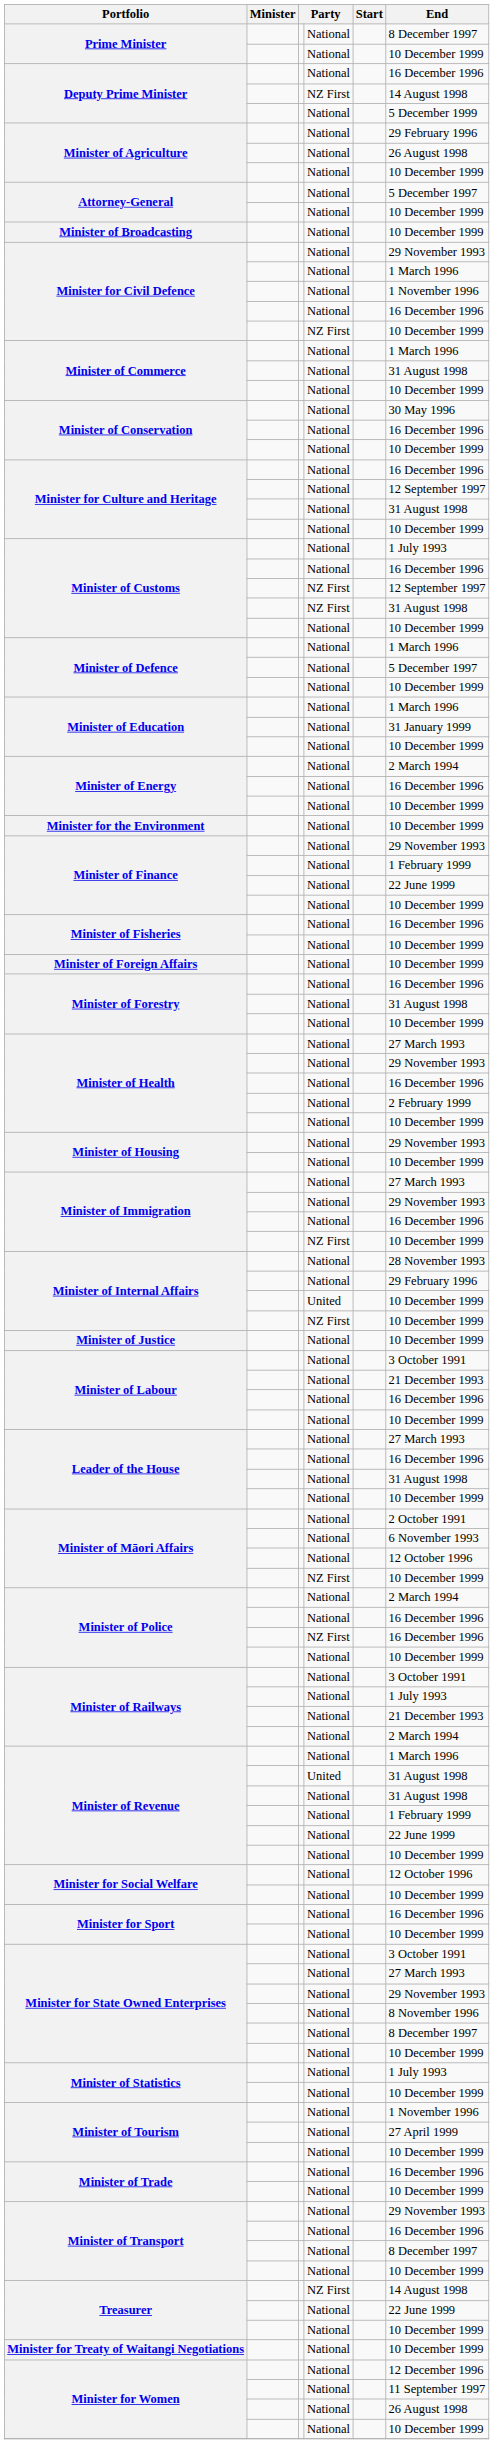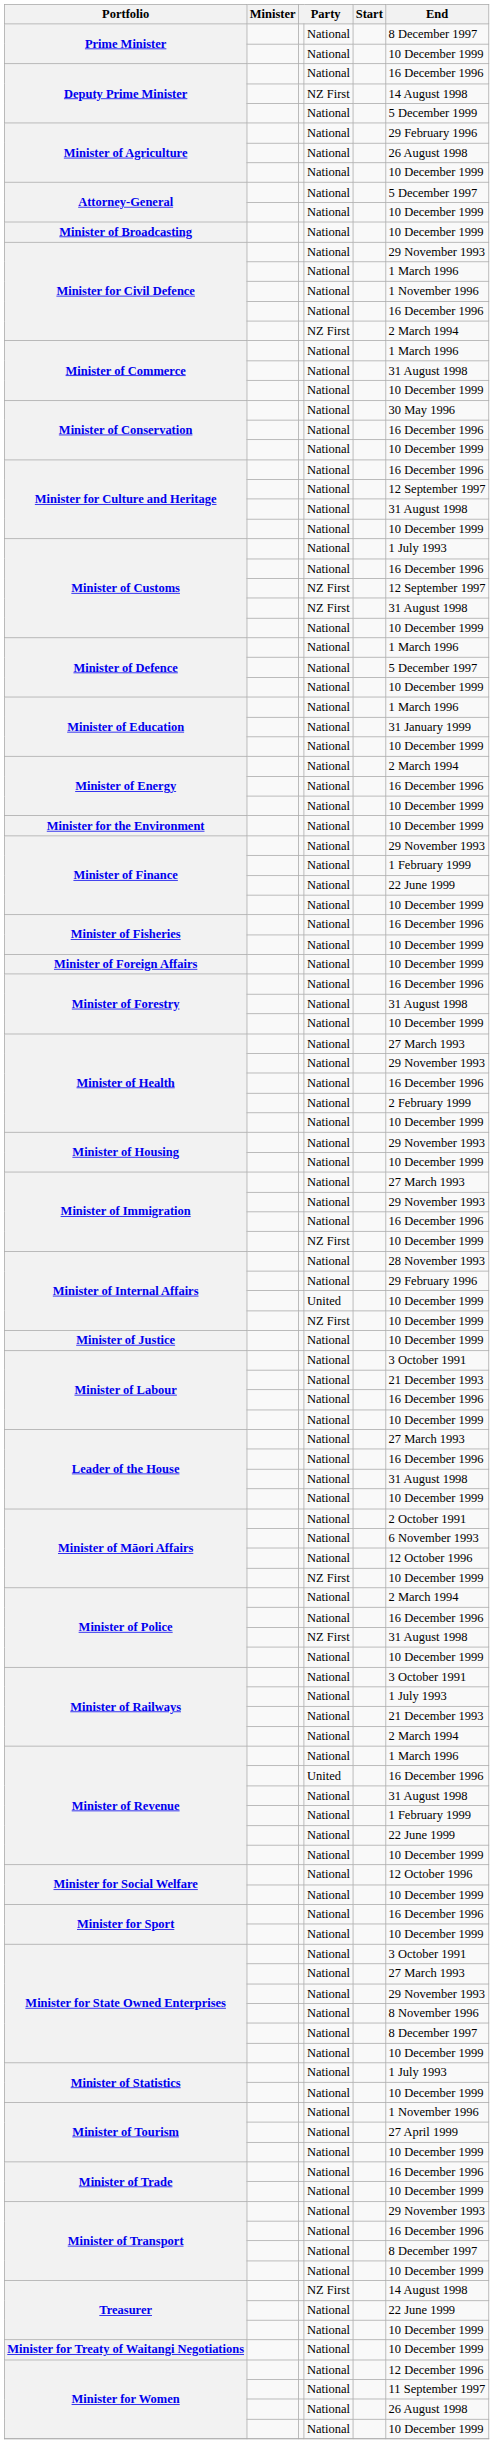(436, 331) 10 December 1999 -> (424, 331) 2 March 1994
(436, 1637) 16 December 1996 -> (428, 1637) 31 August 1998
(428, 1775) 31 August 1998 -> (436, 1775) 16 December 1996
